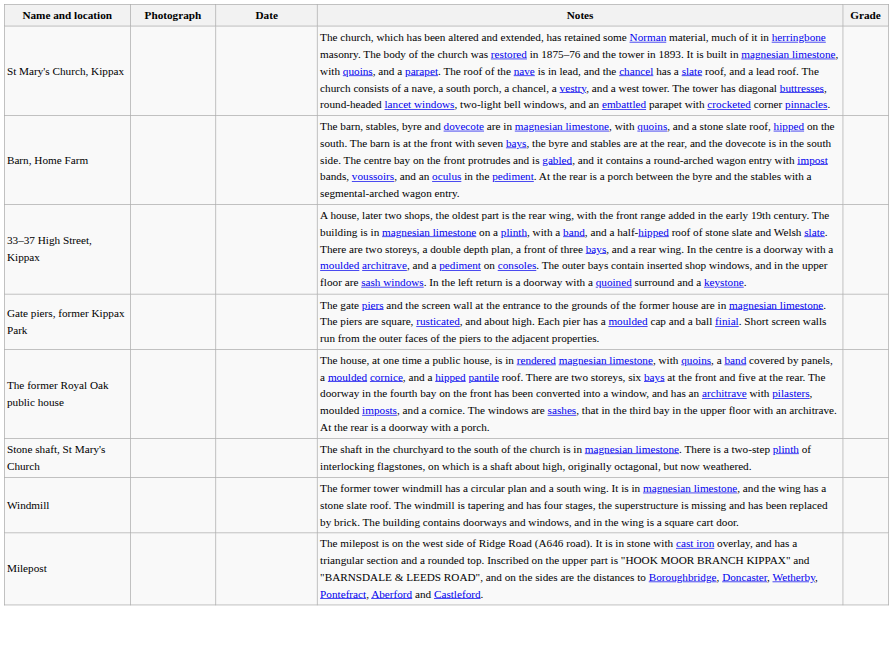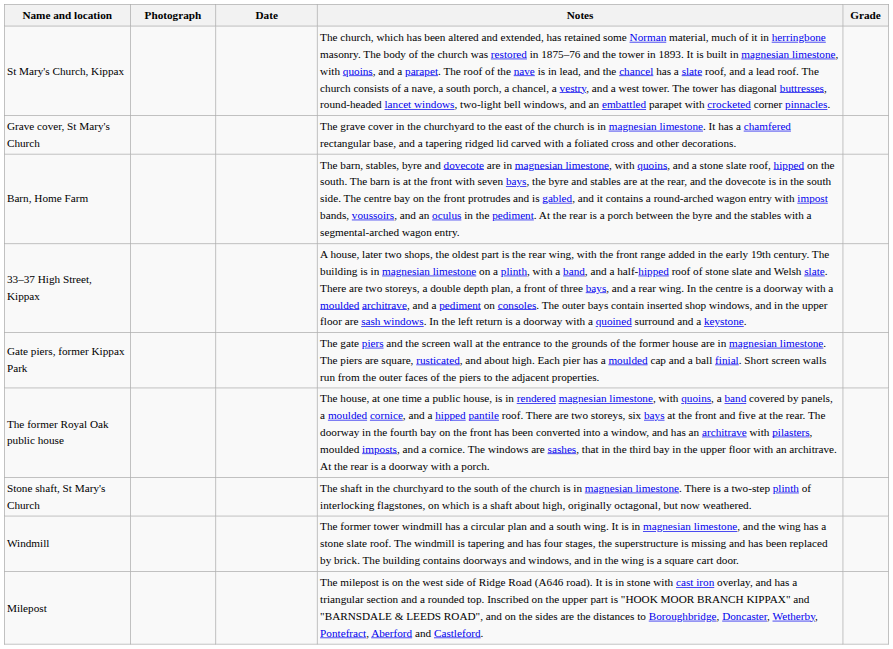+ row: (58, 135)
